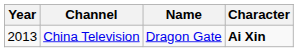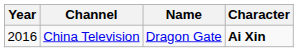(22, 36) 2013 -> (22, 36) 2016
